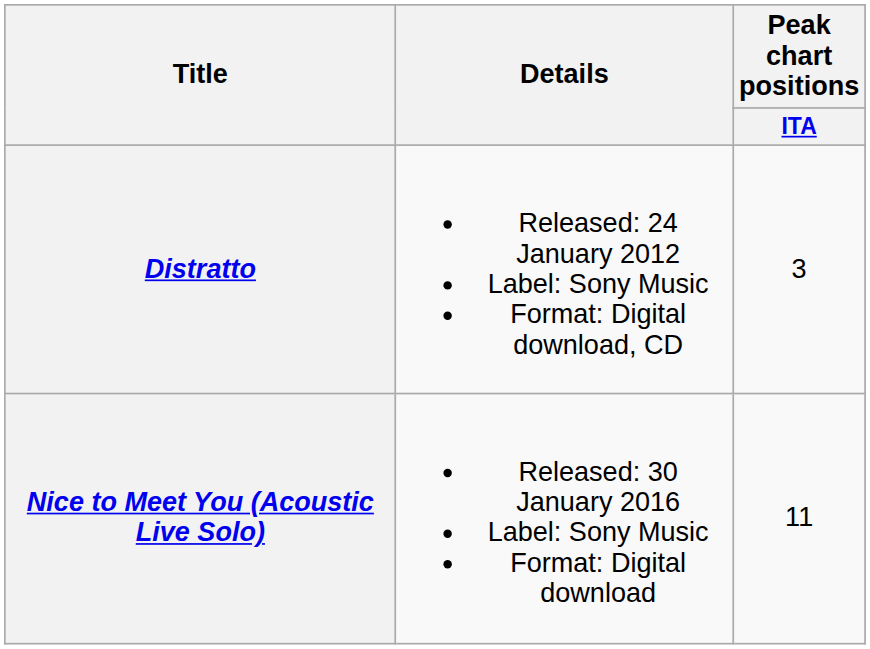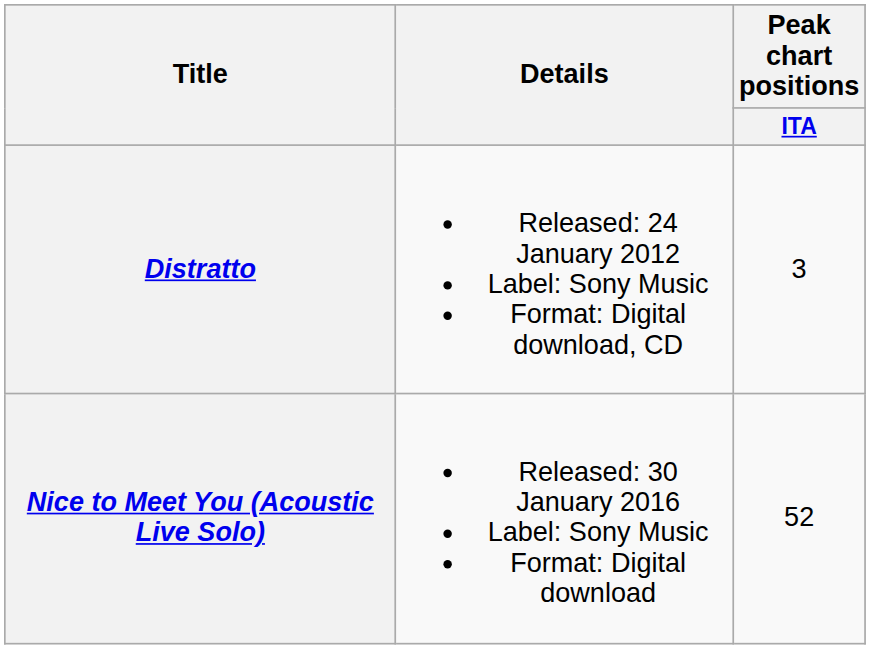(799, 518) 11 -> (799, 518) 52
